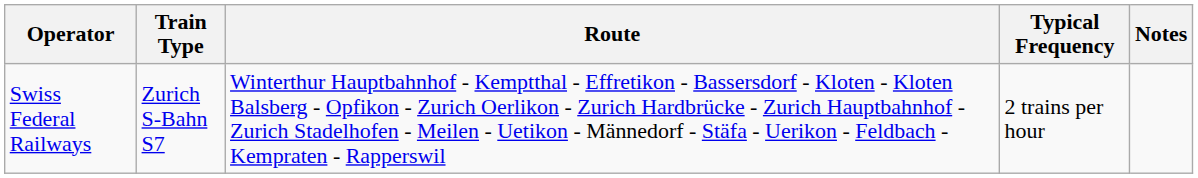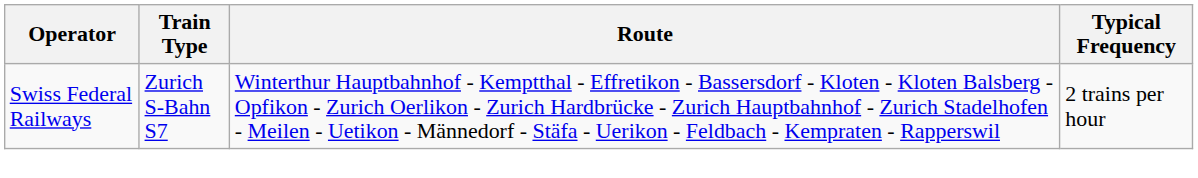- column: (1161, 34)
